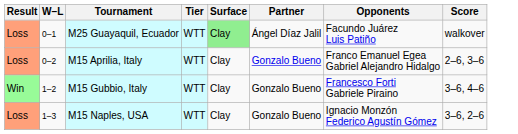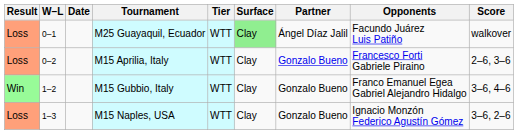+ column: (79, 12)
(383, 61) Franco Emanuel Egea Gabriel Alejandro Hidalgo -> (389, 61) Francesco Forti Gabriele Piraino
(362, 88) Francesco Forti Gabriele Piraino -> (410, 88) Franco Emanuel Egea Gabriel Alejandro Hidalgo
